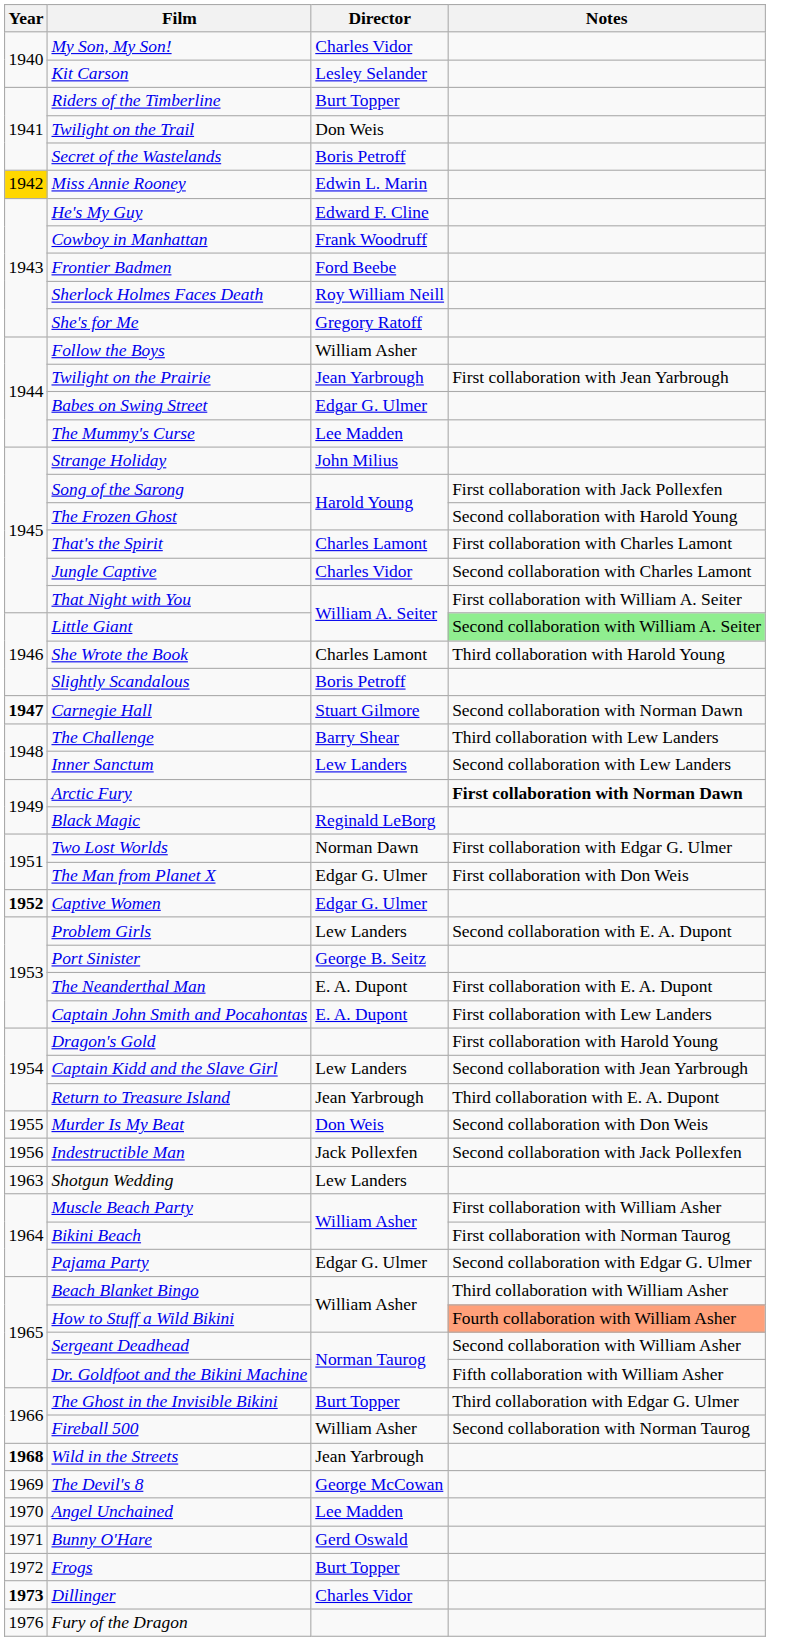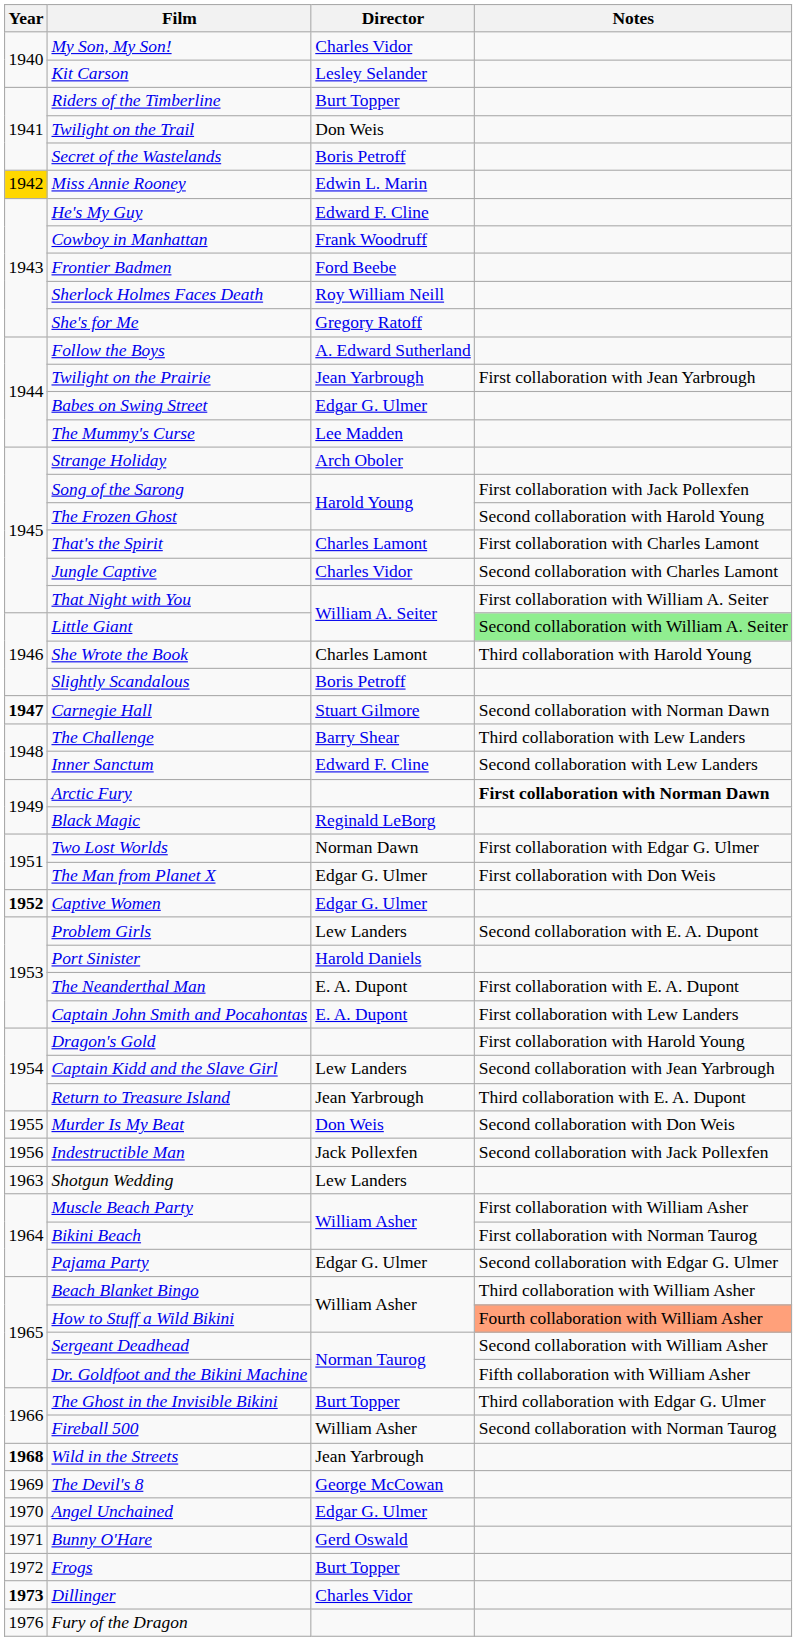(366, 350) William Asher -> (393, 350) A. Edward Sutherland
(357, 460) John Milius -> (359, 460) Arch Oboler
(361, 765) Lew Landers -> (372, 765) Edward F. Cline
(371, 958) George B. Seitz -> (368, 958) Harold Daniels
(359, 1511) Lee Madden -> (371, 1511) Edgar G. Ulmer
